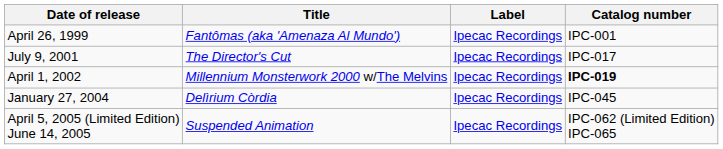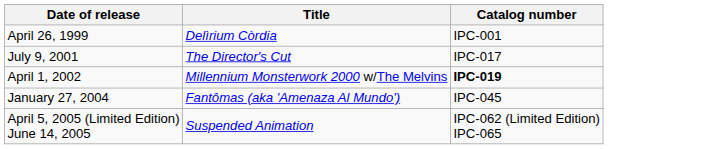- column: (508, 14)
(293, 35) Fantômas (aka 'Amenaza Al Mundo') -> (231, 35) Delìrium Còrdia
(231, 98) Delìrium Còrdia -> (293, 98) Fantômas (aka 'Amenaza Al Mundo')
